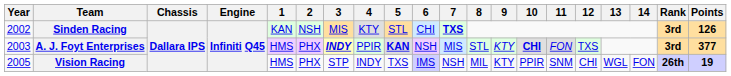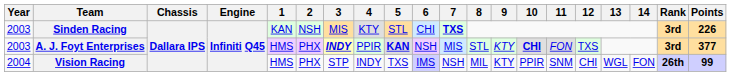(19, 29) 2002 -> (19, 29) 2003
(707, 29) 126 -> (707, 29) 226
(19, 63) 2005 -> (19, 63) 2004
(707, 63) 19 -> (707, 63) 99
